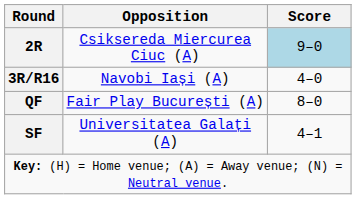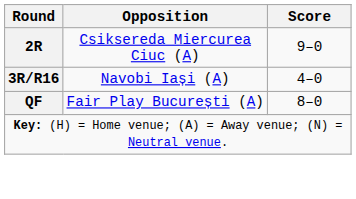(310, 48) lightblue background -> (310, 48) no background
- row: (34, 134)
